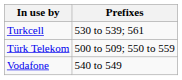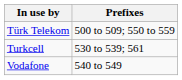rows swapped: (38, 48) <-> (25, 30)
